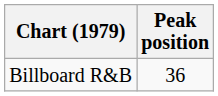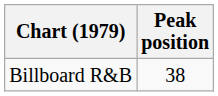(175, 74) 36 -> (175, 74) 38
